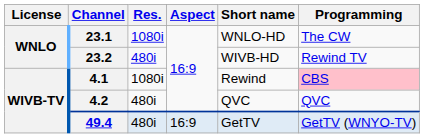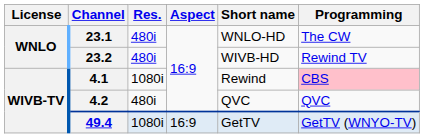(147, 36) 1080i -> (144, 36) 480i
(144, 122) 480i -> (147, 122) 1080i
